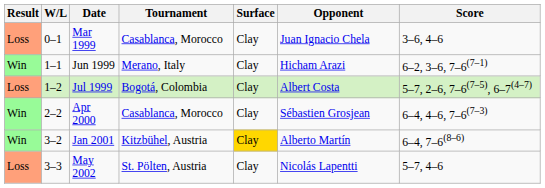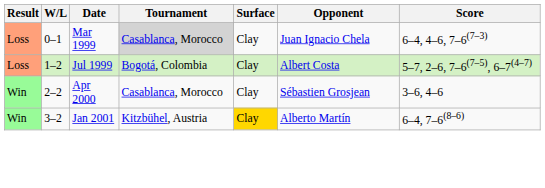(172, 38) no background -> (172, 38) lightgrey background
(423, 38) 3–6, 4–6 -> (445, 38) 6–4, 4–6, 7–6(7–3)
- row: (94, 65)
(445, 113) 6–4, 4–6, 7–6(7–3) -> (423, 92) 3–6, 4–6
- row: (84, 167)
